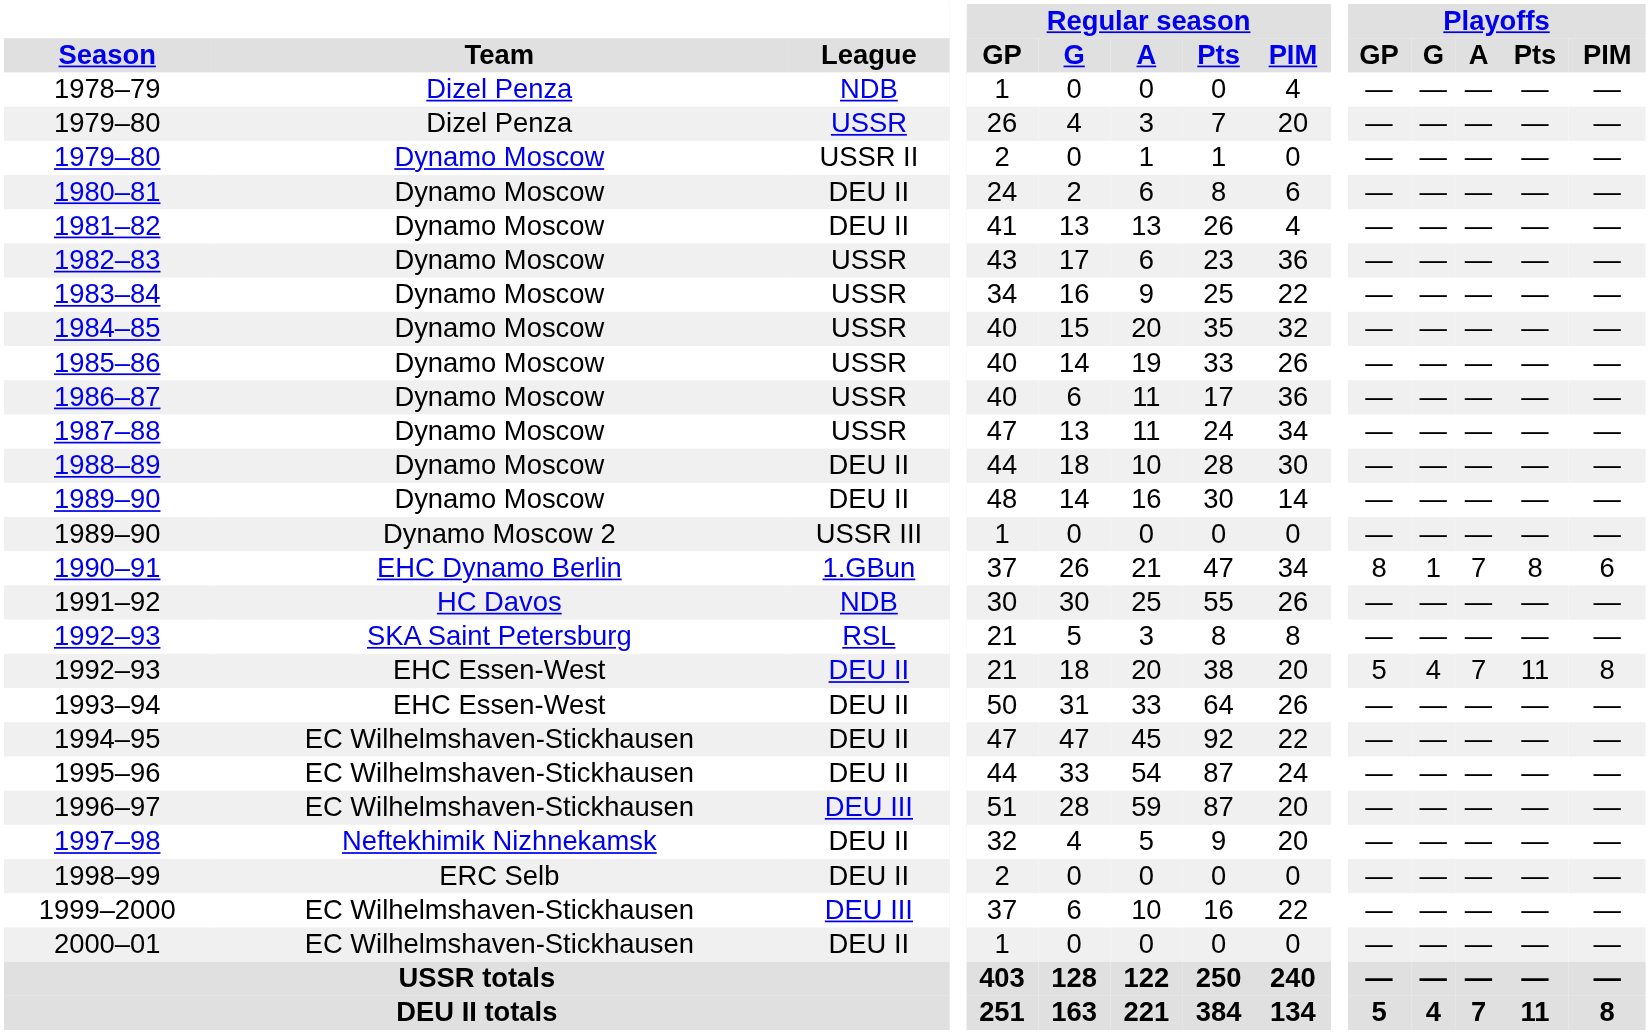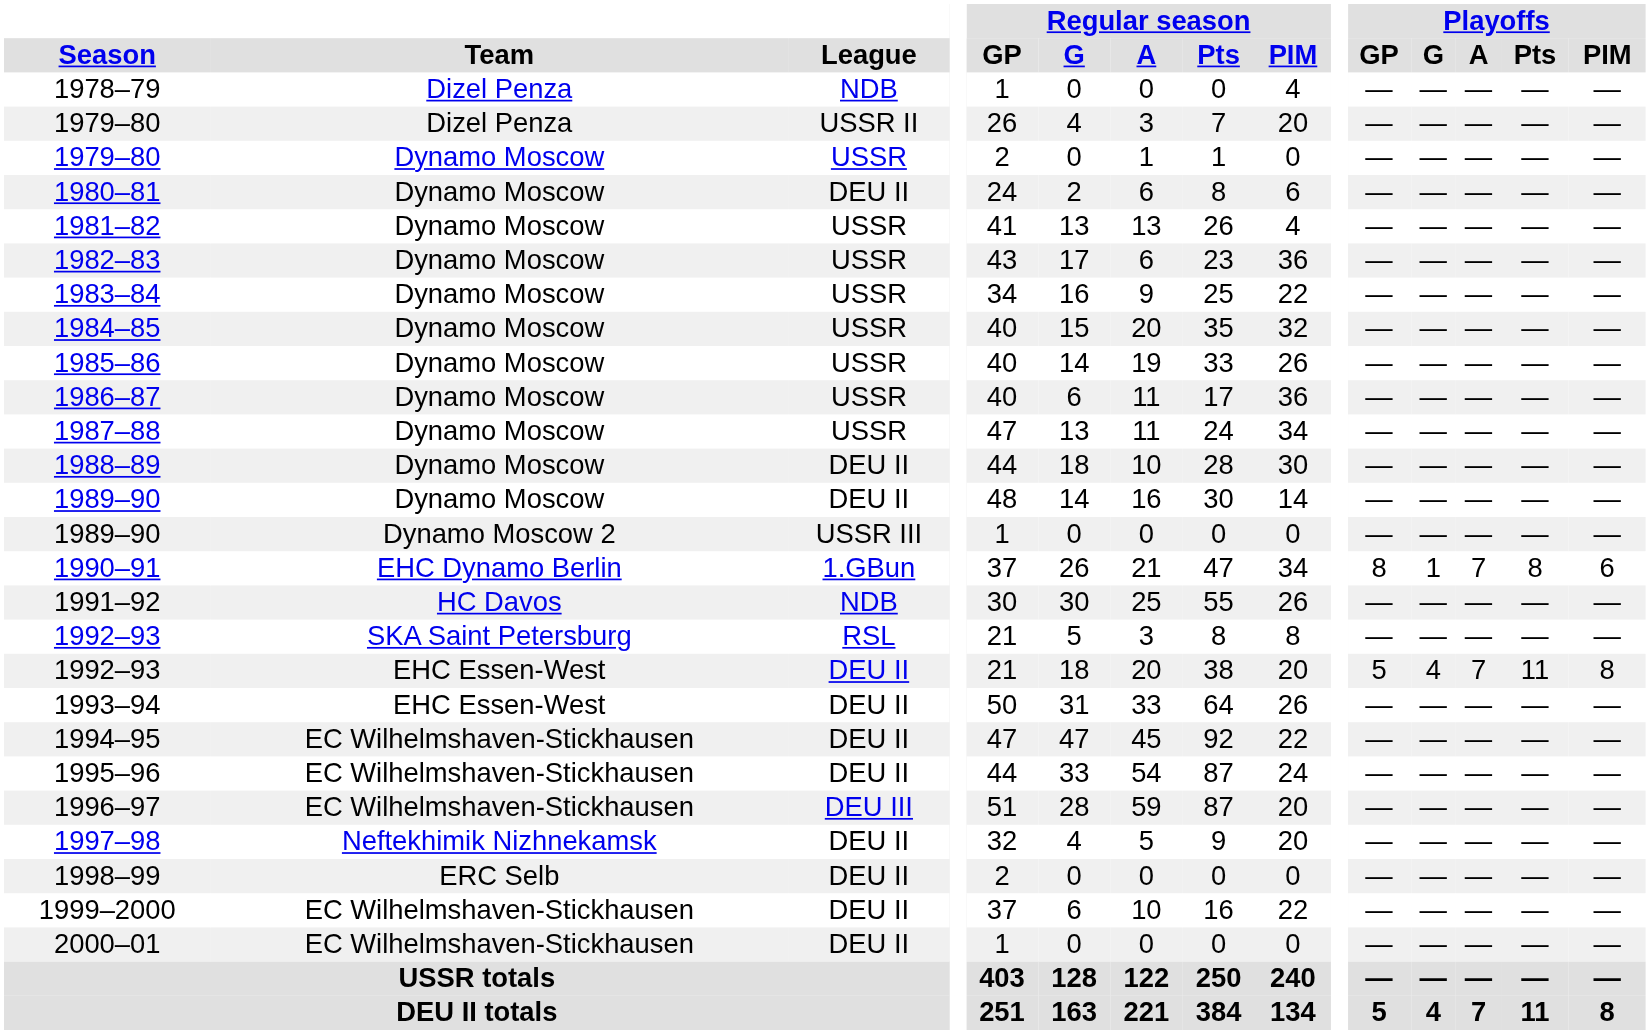(869, 123) USSR -> (869, 123) USSR II
(869, 157) USSR II -> (869, 157) USSR
(869, 225) DEU II -> (869, 225) USSR
(869, 909) DEU III -> (869, 909) DEU II
